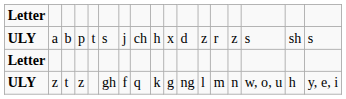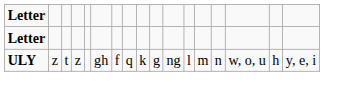- row: (55, 37)
